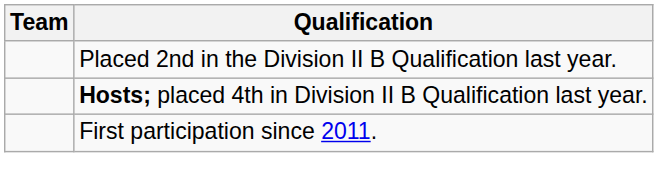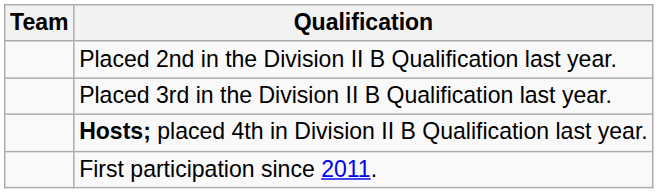+ row: (346, 95)
